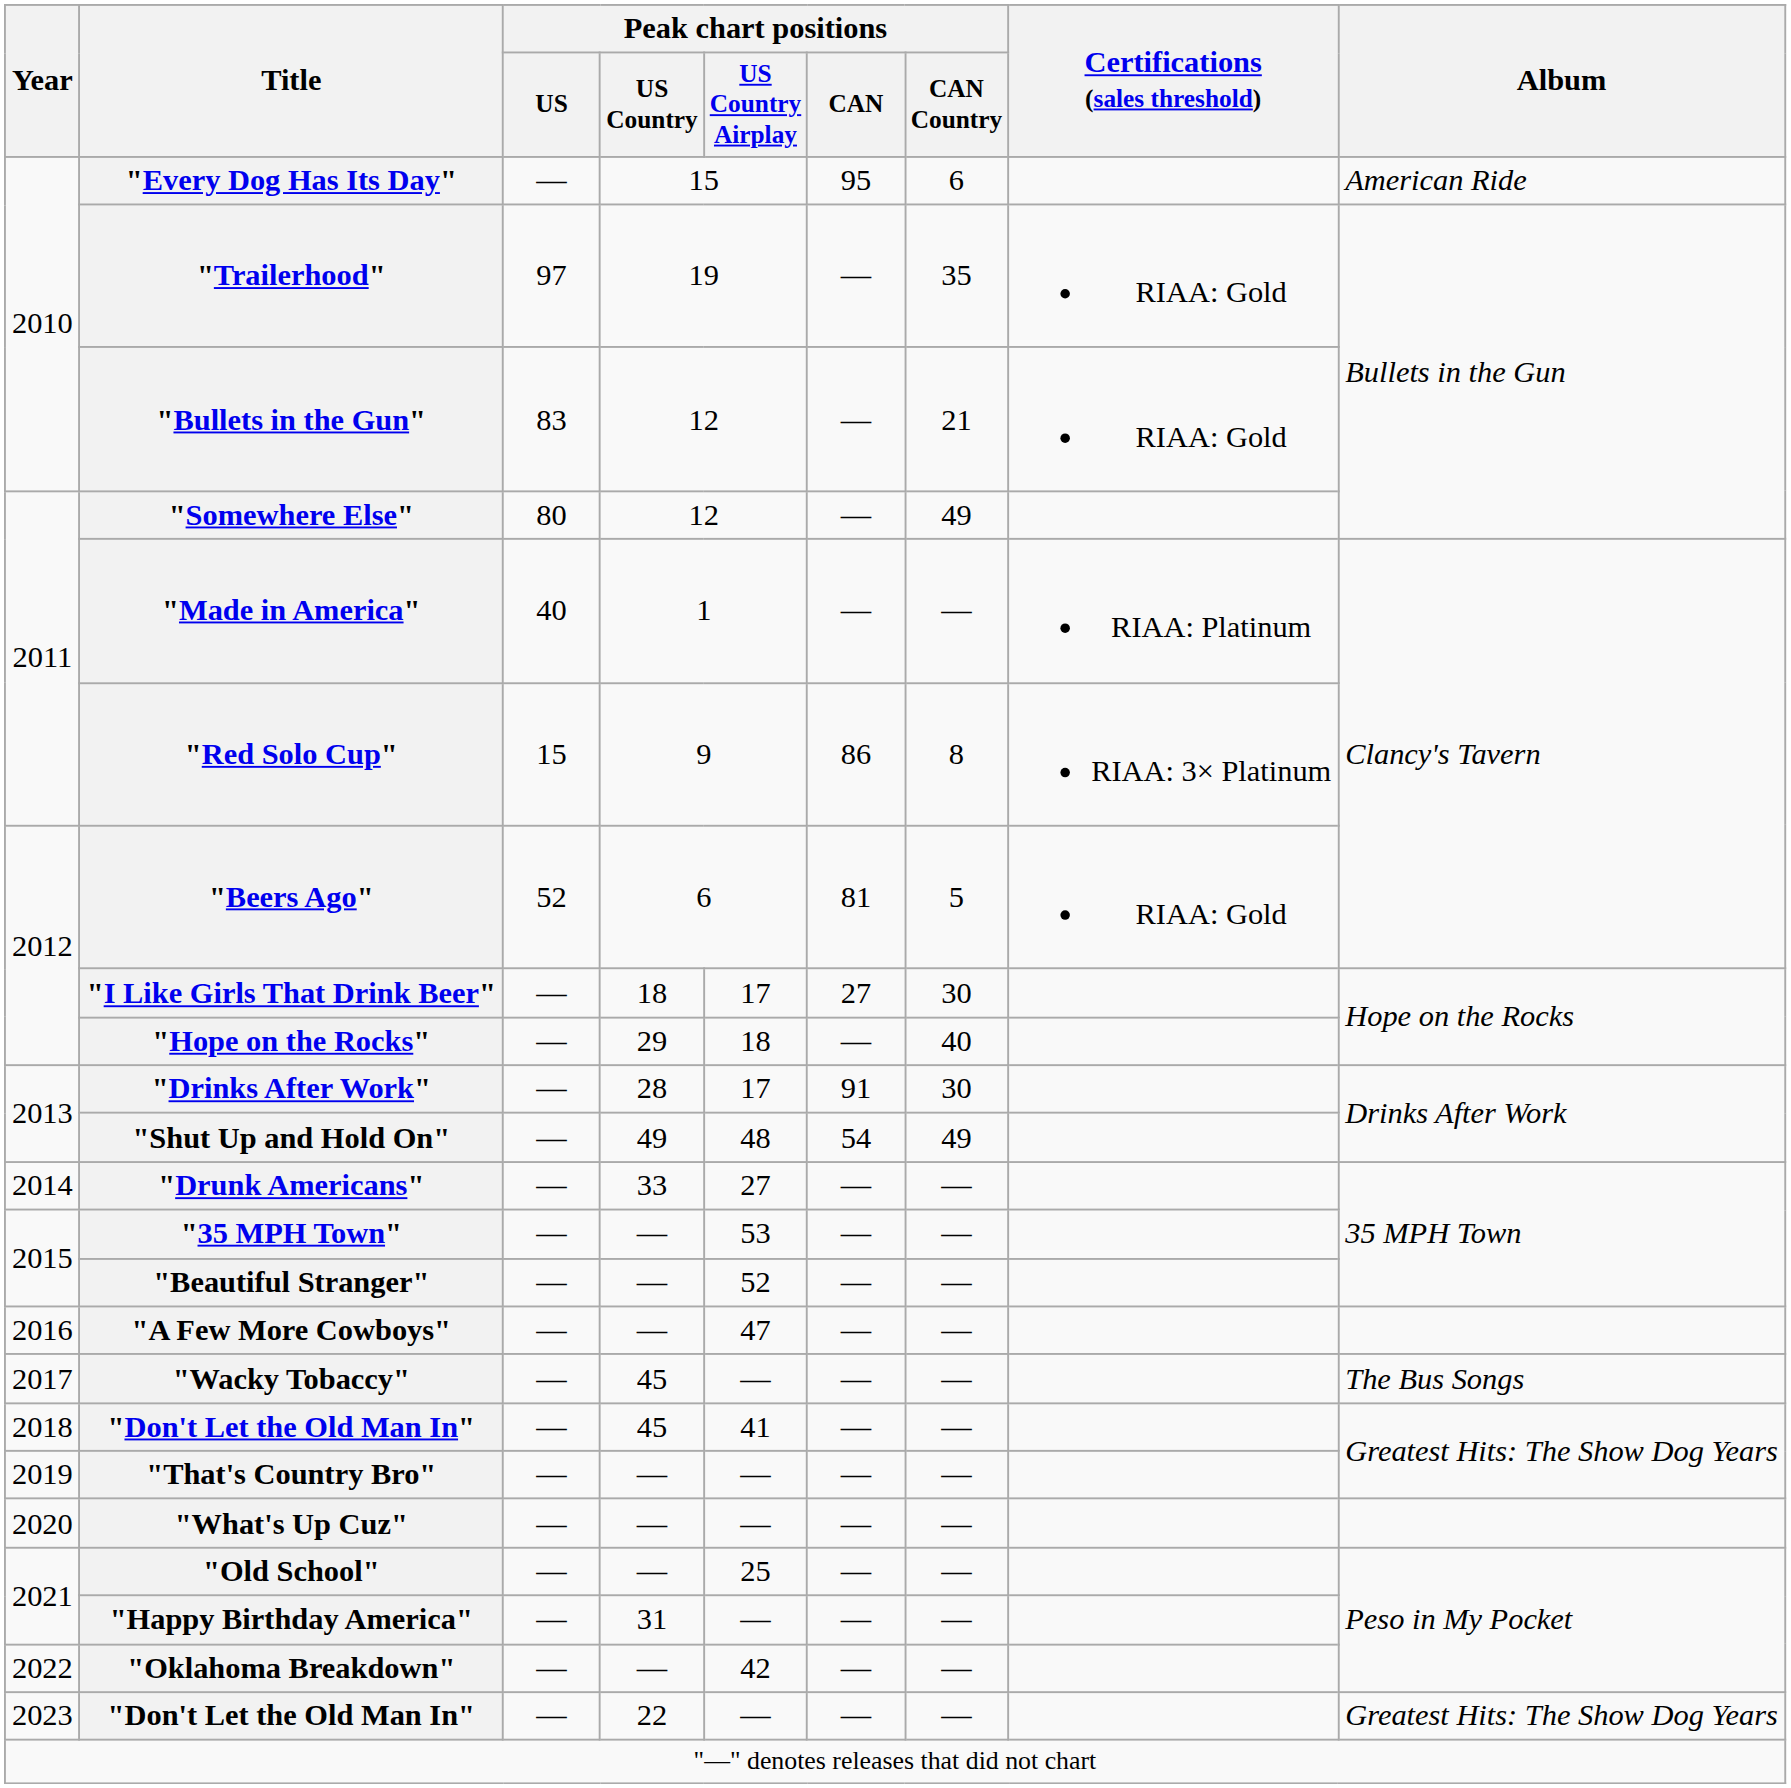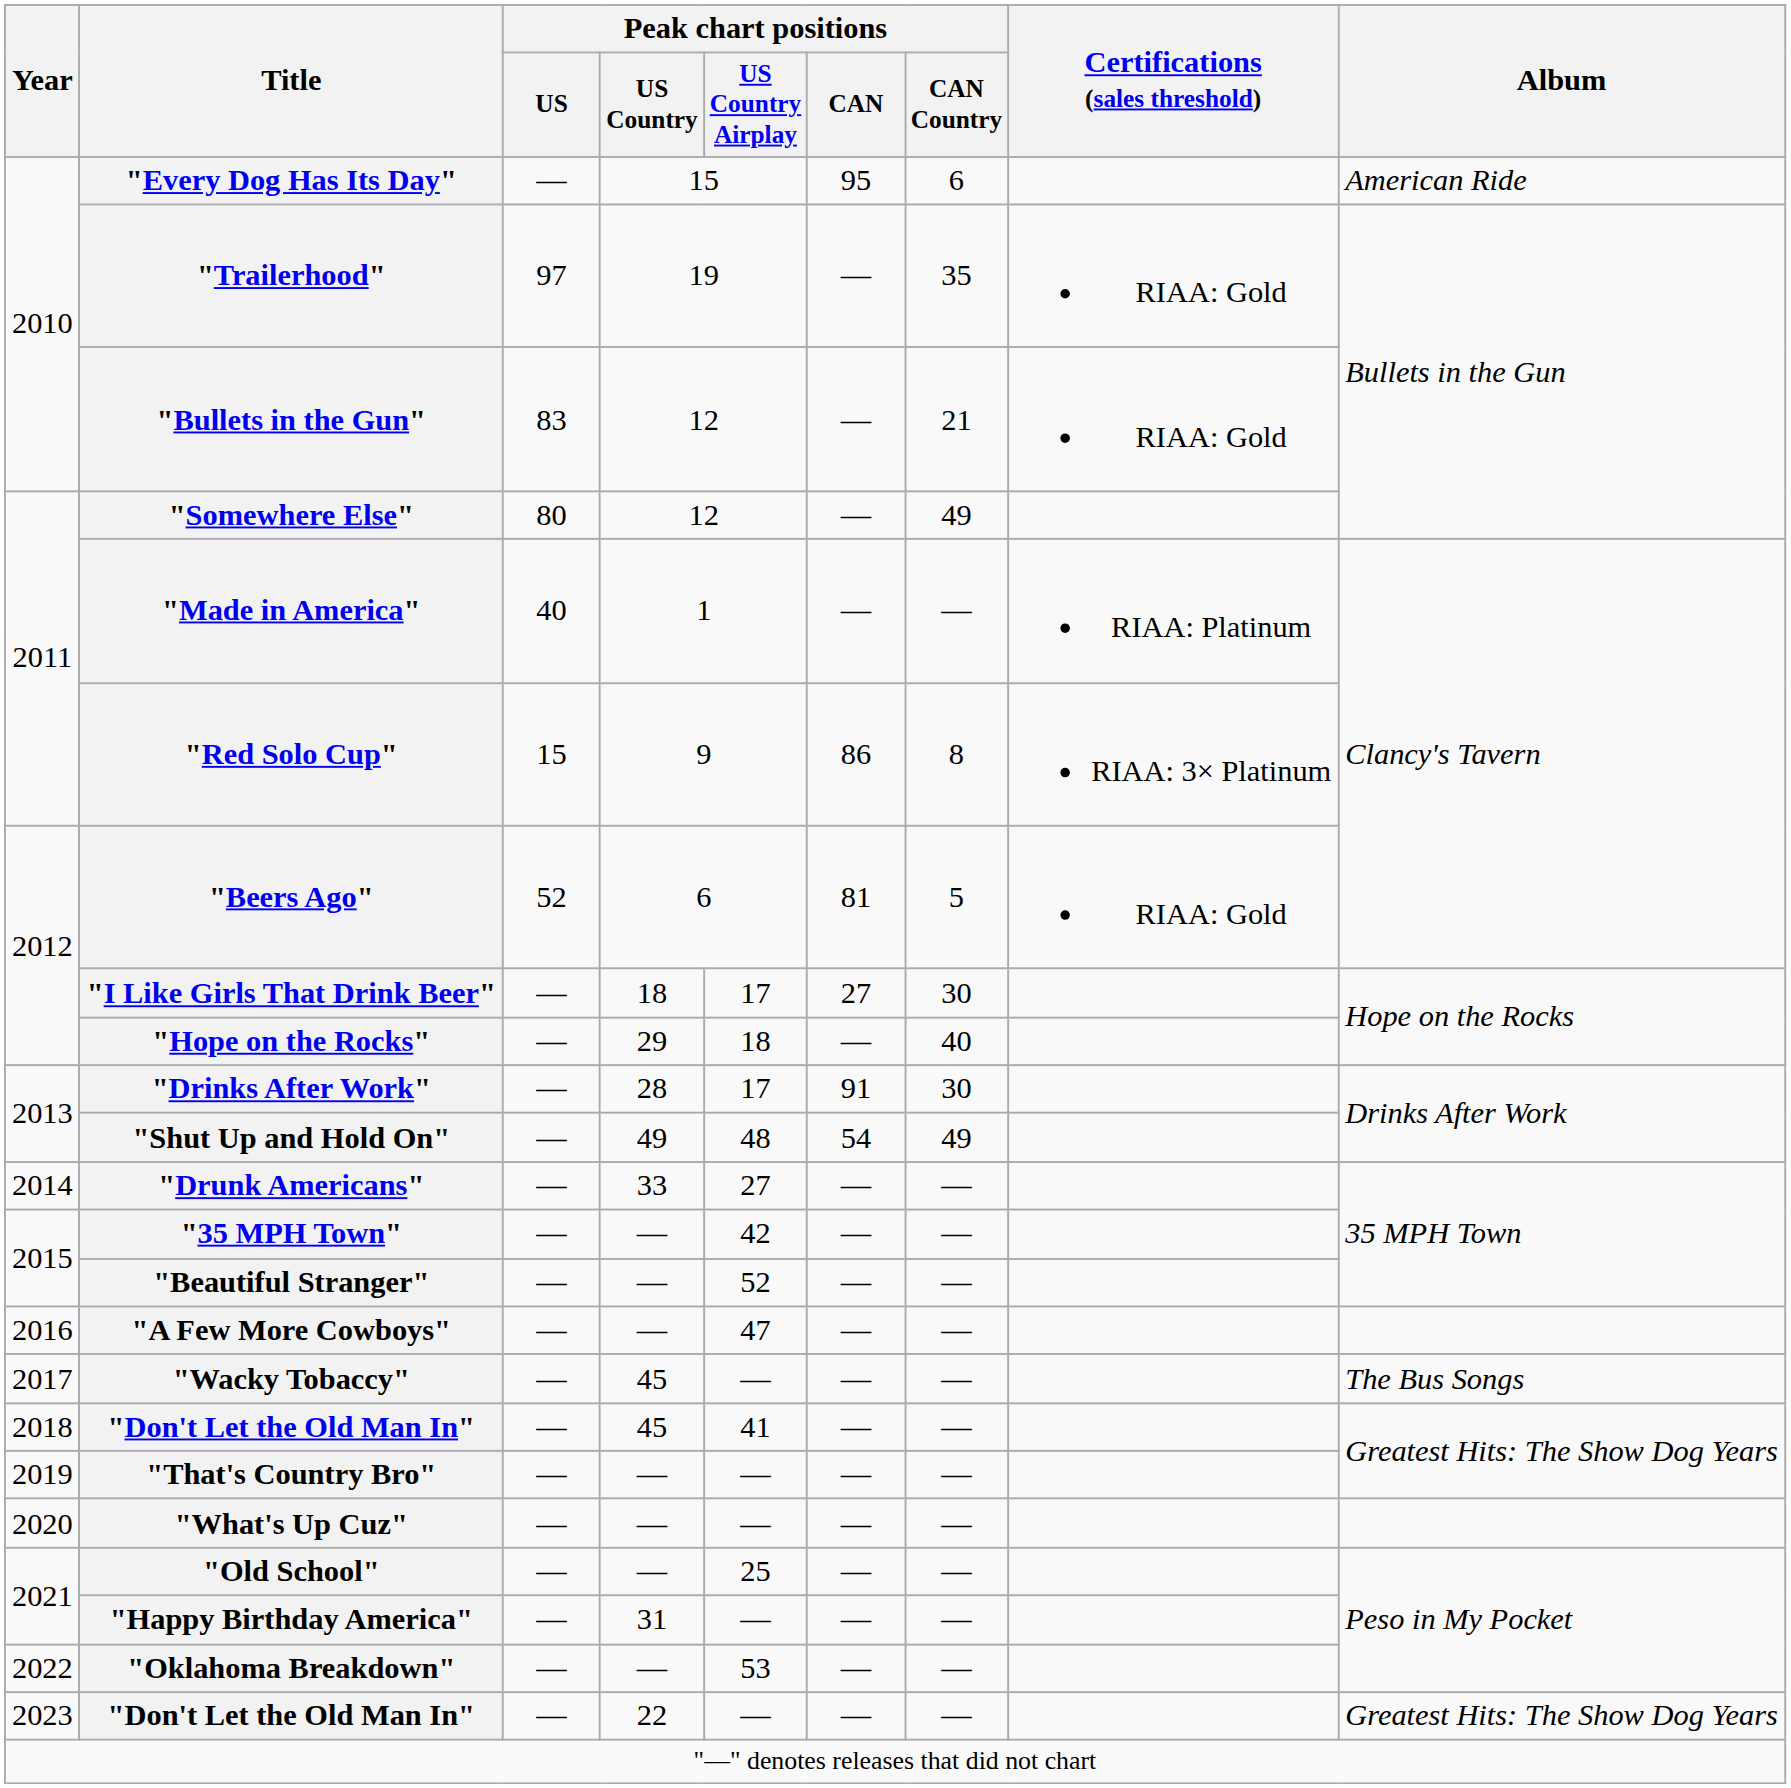(755, 1233) 53 -> (755, 1233) 42
(755, 1667) 42 -> (755, 1667) 53
